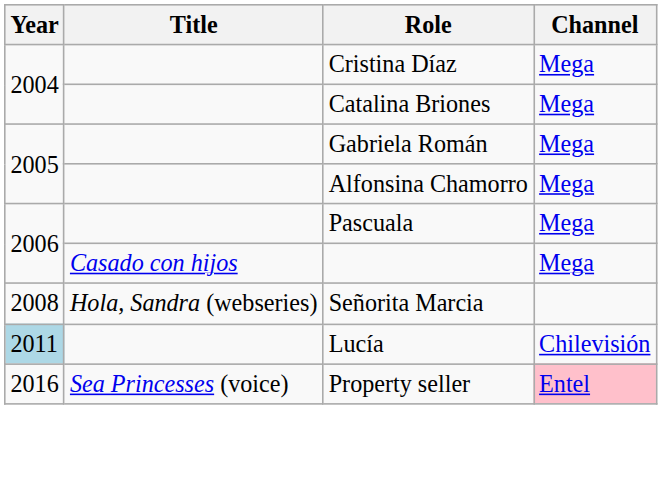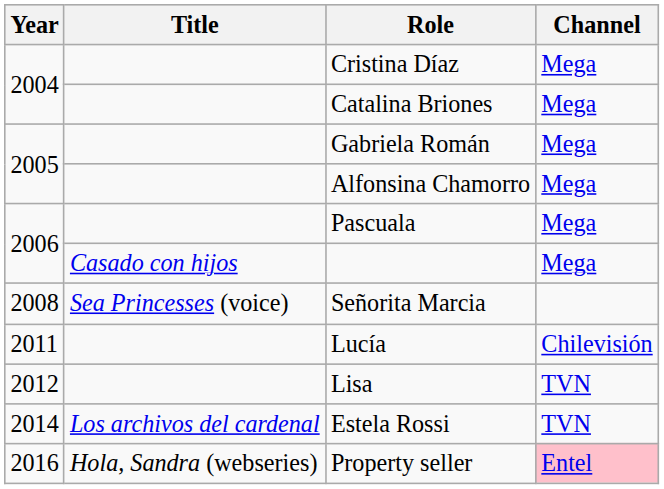(194, 303) Hola, Sandra (webseries) -> (179, 303) Sea Princesses (voice)
(34, 343) lightblue background -> (34, 343) no background
+ row: (352, 383)
+ row: (390, 423)
(179, 383) Sea Princesses (voice) -> (194, 462) Hola, Sandra (webseries)
